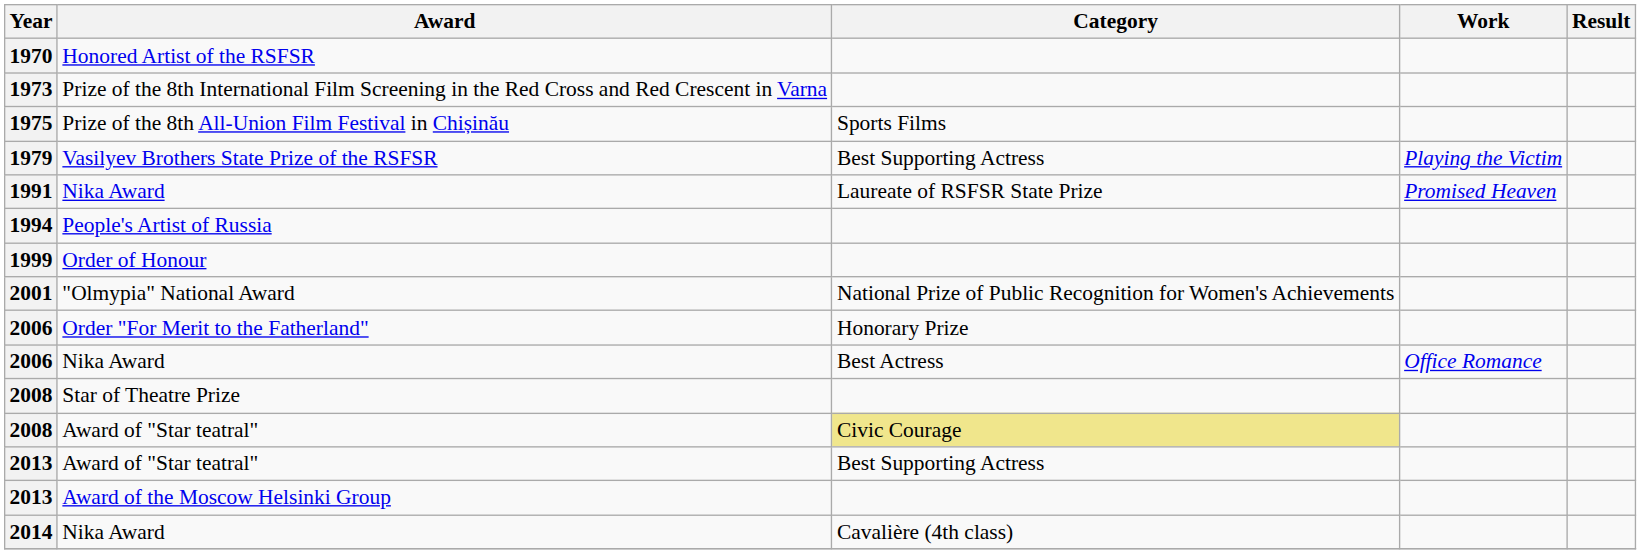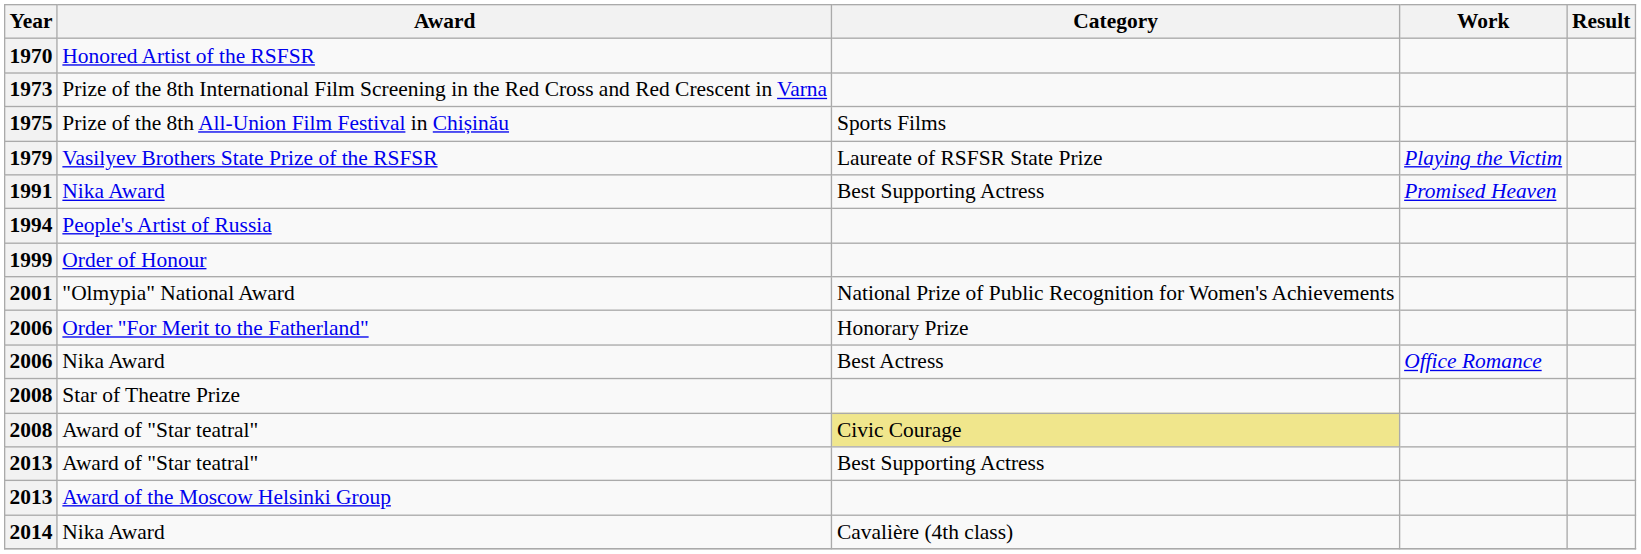(941, 157) Best Supporting Actress -> (970, 157) Laureate of RSFSR State Prize
(970, 191) Laureate of RSFSR State Prize -> (941, 191) Best Supporting Actress
